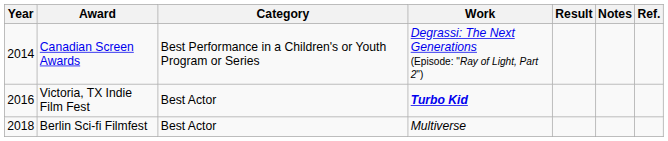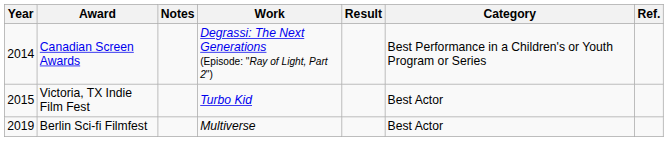columns swapped: (283, 14) <-> (615, 14)
(21, 100) 2016 -> (21, 100) 2015
(439, 100) bold -> (226, 100) normal
(21, 126) 2018 -> (21, 126) 2019
